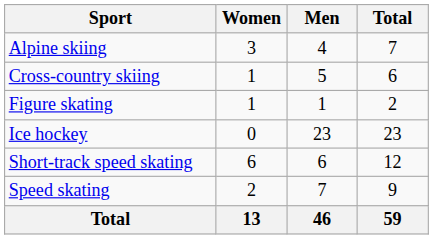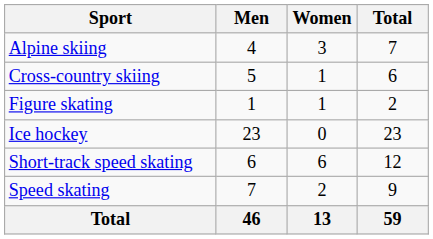columns swapped: (322, 18) <-> (252, 18)
